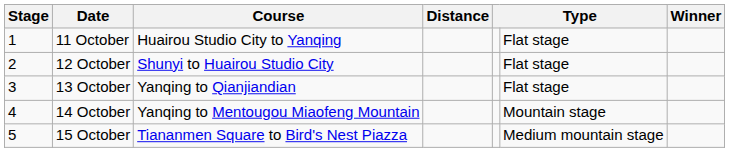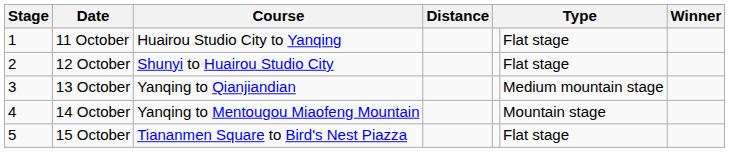(536, 87) Flat stage -> (583, 87) Medium mountain stage
(583, 135) Medium mountain stage -> (536, 135) Flat stage
